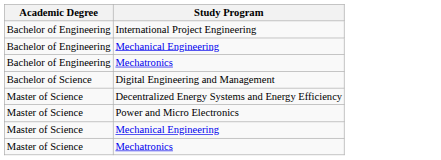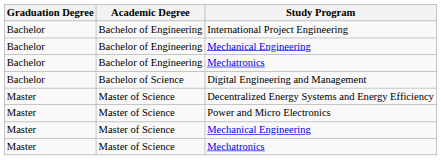+ column: (50, 12)
